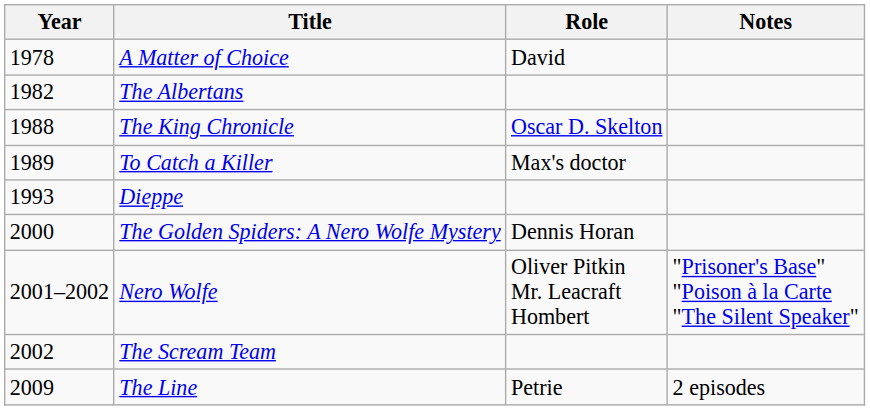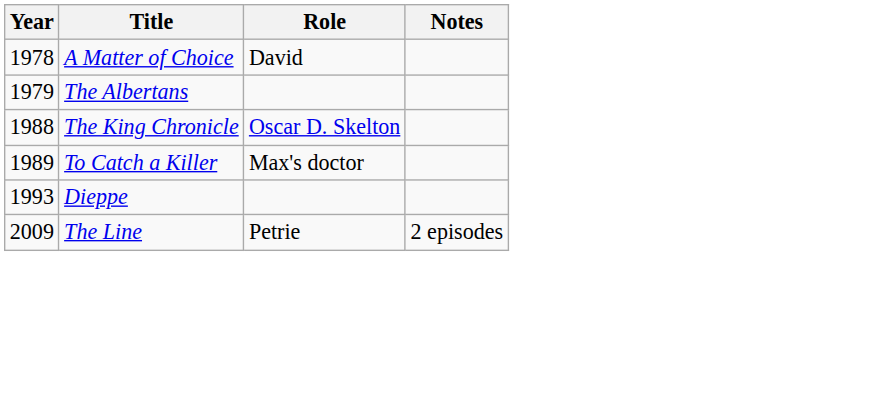(32, 92) 1982 -> (32, 92) 1979
- row: (310, 232)
- row: (168, 291)
- row: (198, 351)
